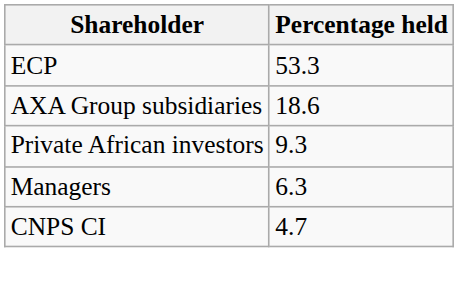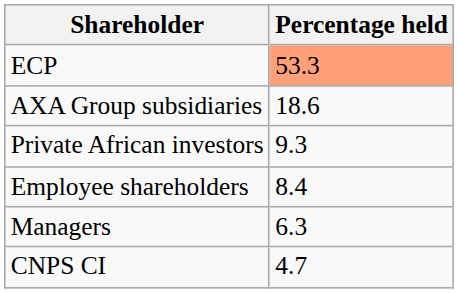(298, 65) no background -> (298, 65) lightsalmon background
+ row: (130, 186)
